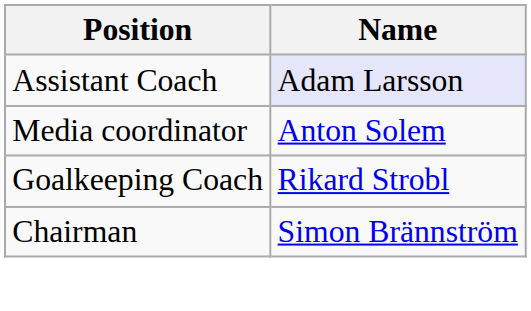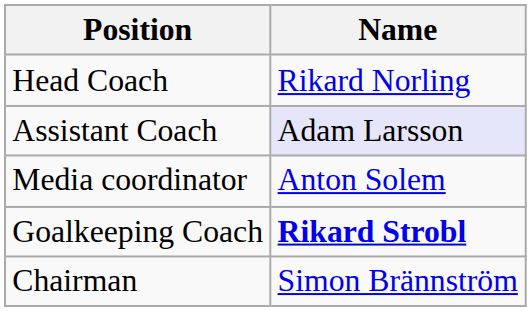+ row: (90, 79)
(363, 180) normal -> (372, 230) bold
